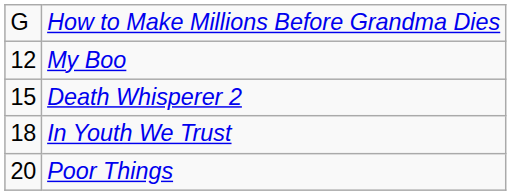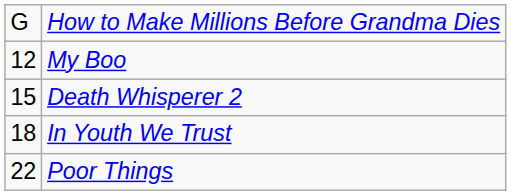(23, 171) 20 -> (23, 171) 22
